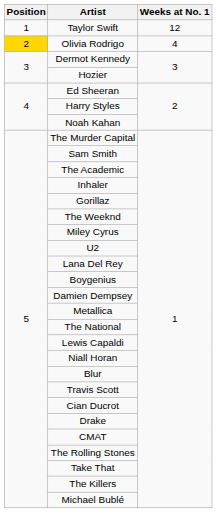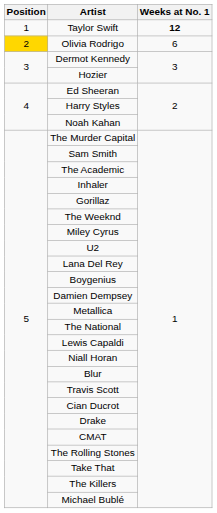(175, 28) normal -> (175, 28) bold
(175, 43) 4 -> (175, 43) 6
